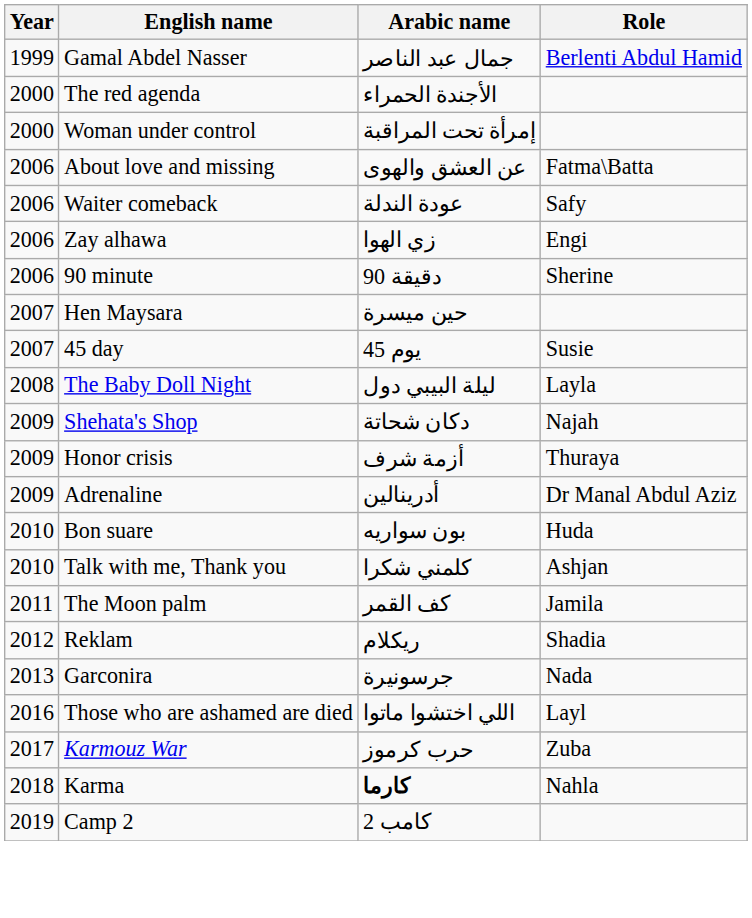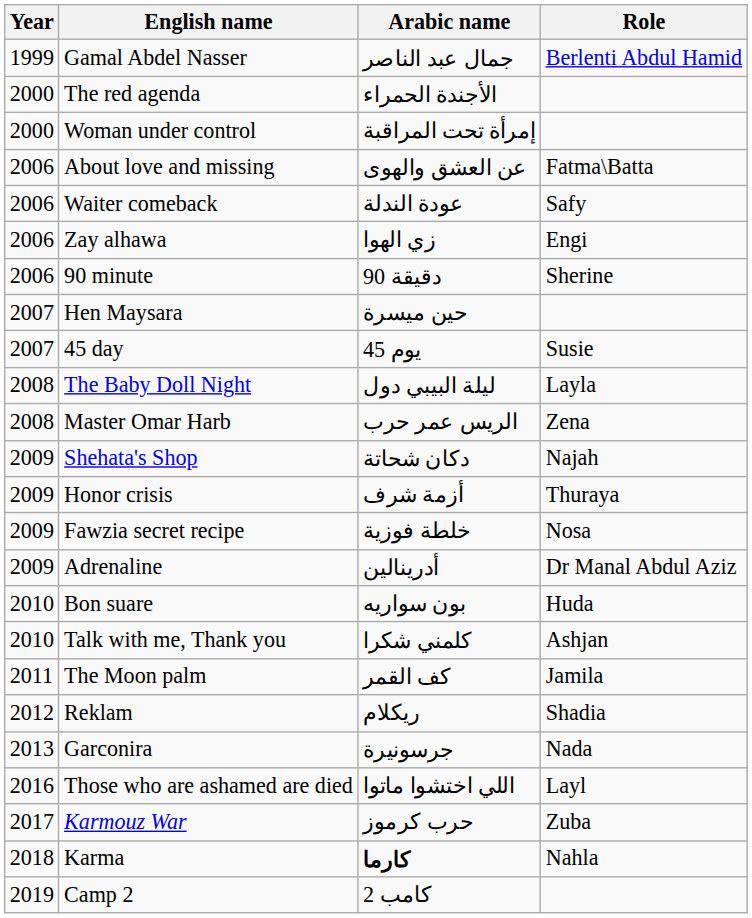+ row: (147, 421)
+ row: (154, 530)
